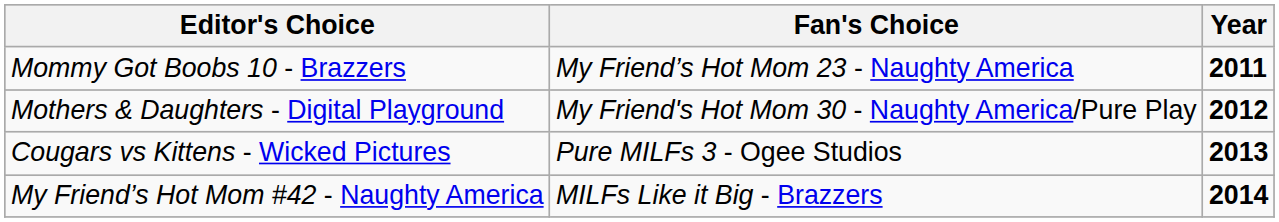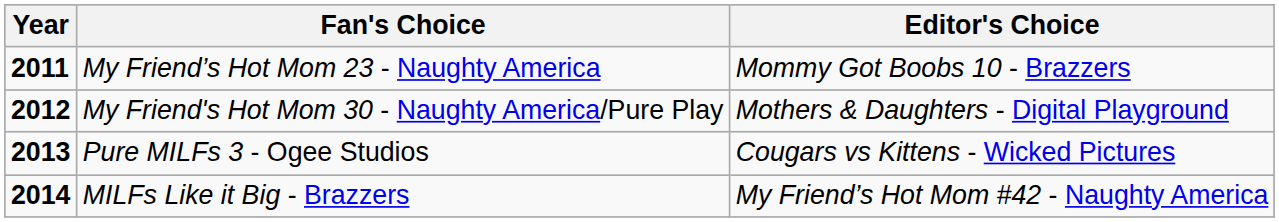columns swapped: (1239, 25) <-> (277, 25)
